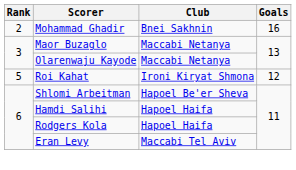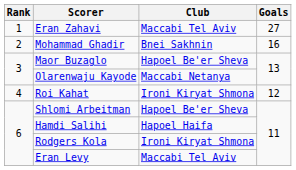+ row: (68, 29)
(186, 45) Maccabi Netanya -> (195, 61) Hapoel Be'er Sheva
(19, 77) 5 -> (19, 93) 4
(177, 125) Hapoel Haifa -> (198, 141) Ironi Kiryat Shmona
